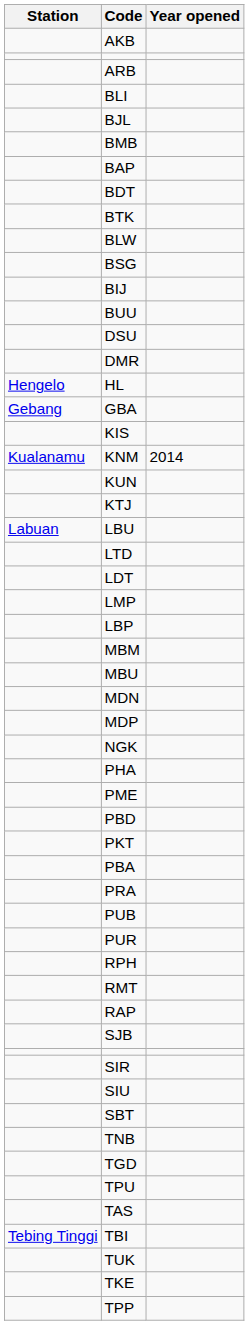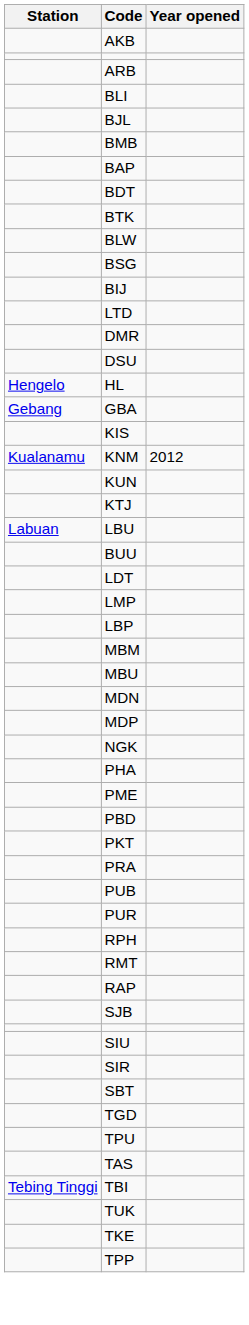rows swapped: (53, 313) <-> (53, 554)
rows swapped: (53, 361) <-> (53, 337)
(166, 457) 2014 -> (166, 457) 2012
- row: (53, 867)
rows swapped: (53, 1067) <-> (53, 1091)
- row: (53, 1139)
